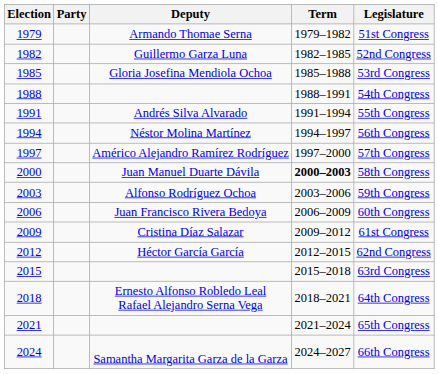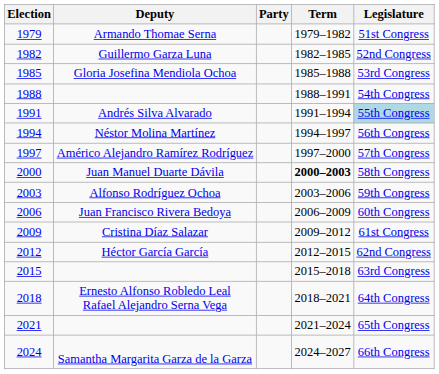columns swapped: (190, 14) <-> (72, 14)
(394, 113) no background -> (394, 113) lightblue background
